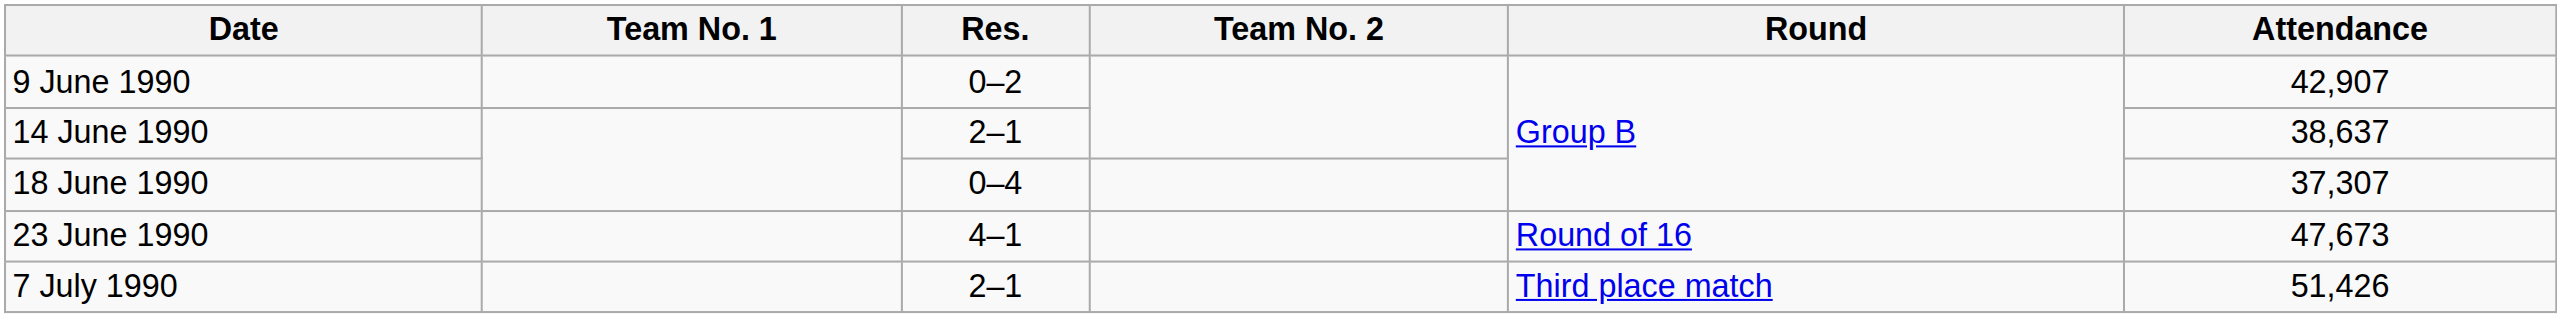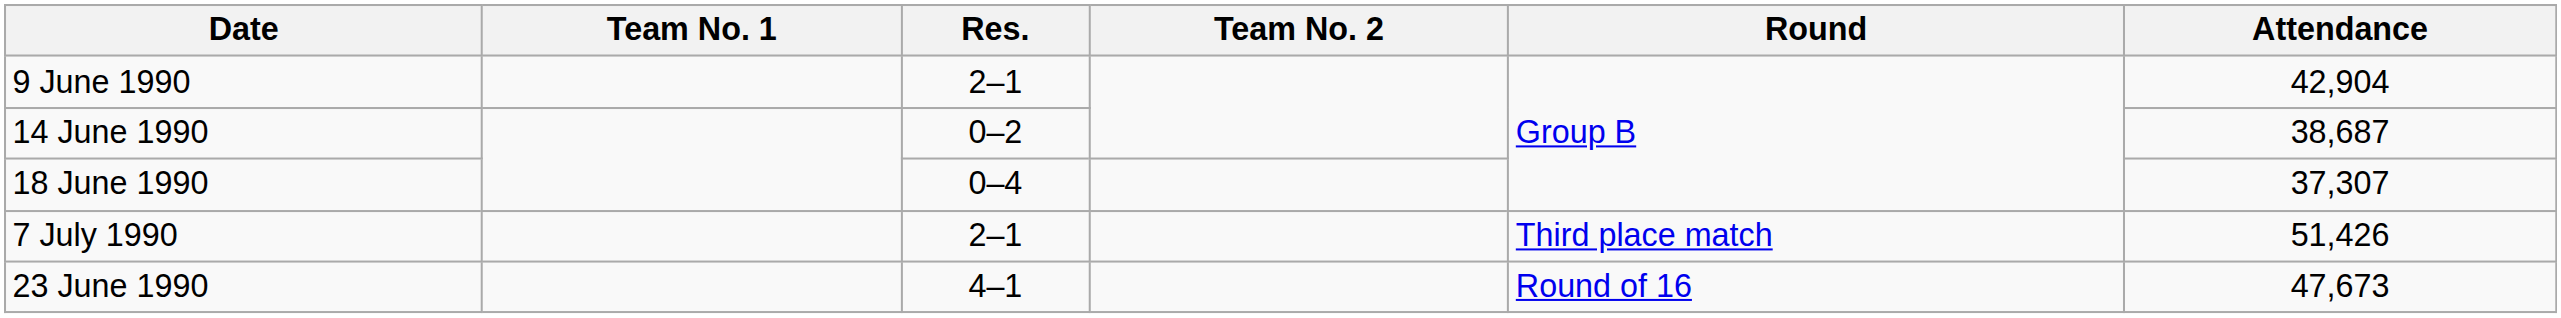(995, 81) 0–2 -> (995, 81) 2–1
(2340, 81) 42,907 -> (2340, 81) 42,904
(995, 132) 2–1 -> (995, 132) 0–2
(2340, 132) 38,637 -> (2340, 132) 38,687
rows swapped: (110, 235) <-> (95, 286)
